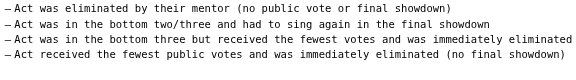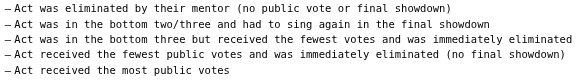+ row: (122, 70)
